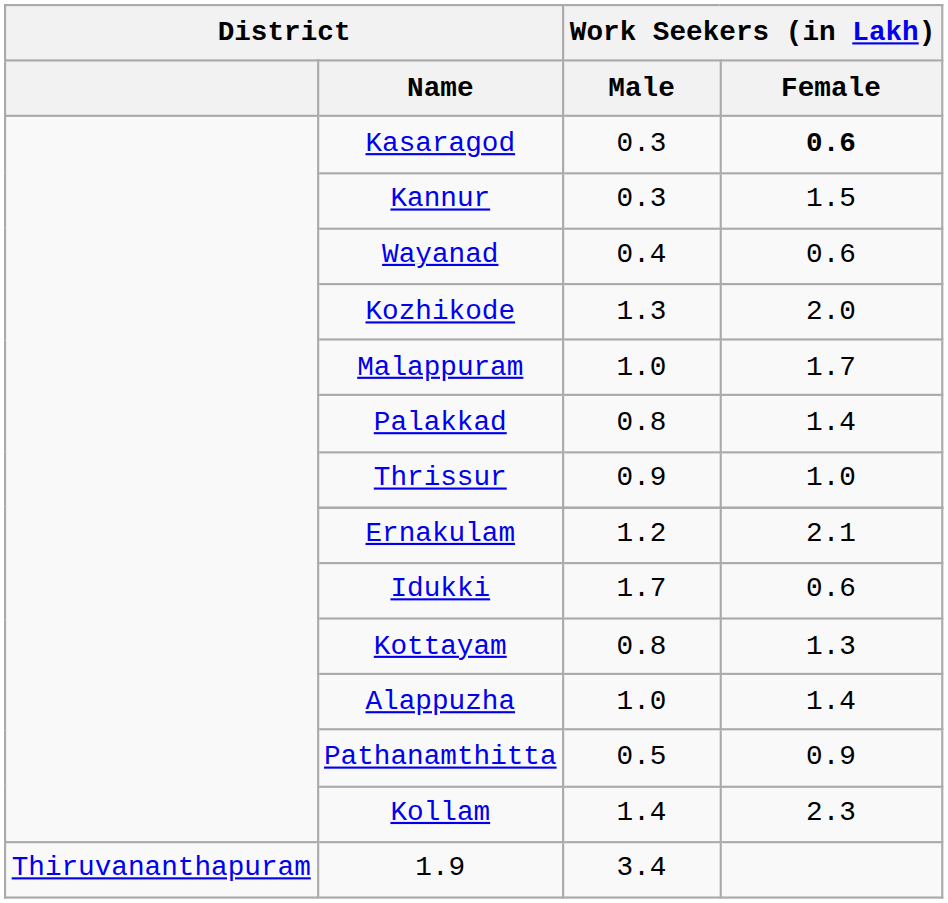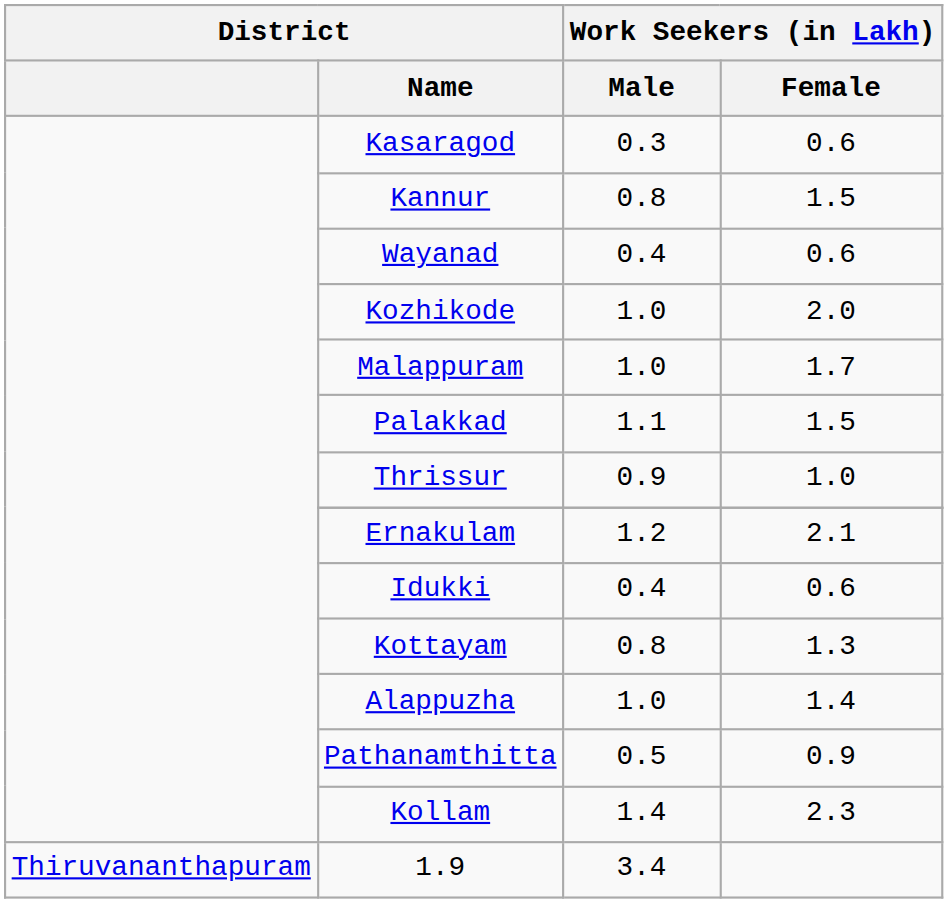(831, 143) bold -> (831, 143) normal
(642, 199) 0.3 -> (642, 199) 0.8
(642, 311) 1.3 -> (642, 311) 1.0
(642, 422) 0.8 -> (642, 422) 1.1
(831, 422) 1.4 -> (831, 422) 1.5
(642, 590) 1.7 -> (642, 590) 0.4
